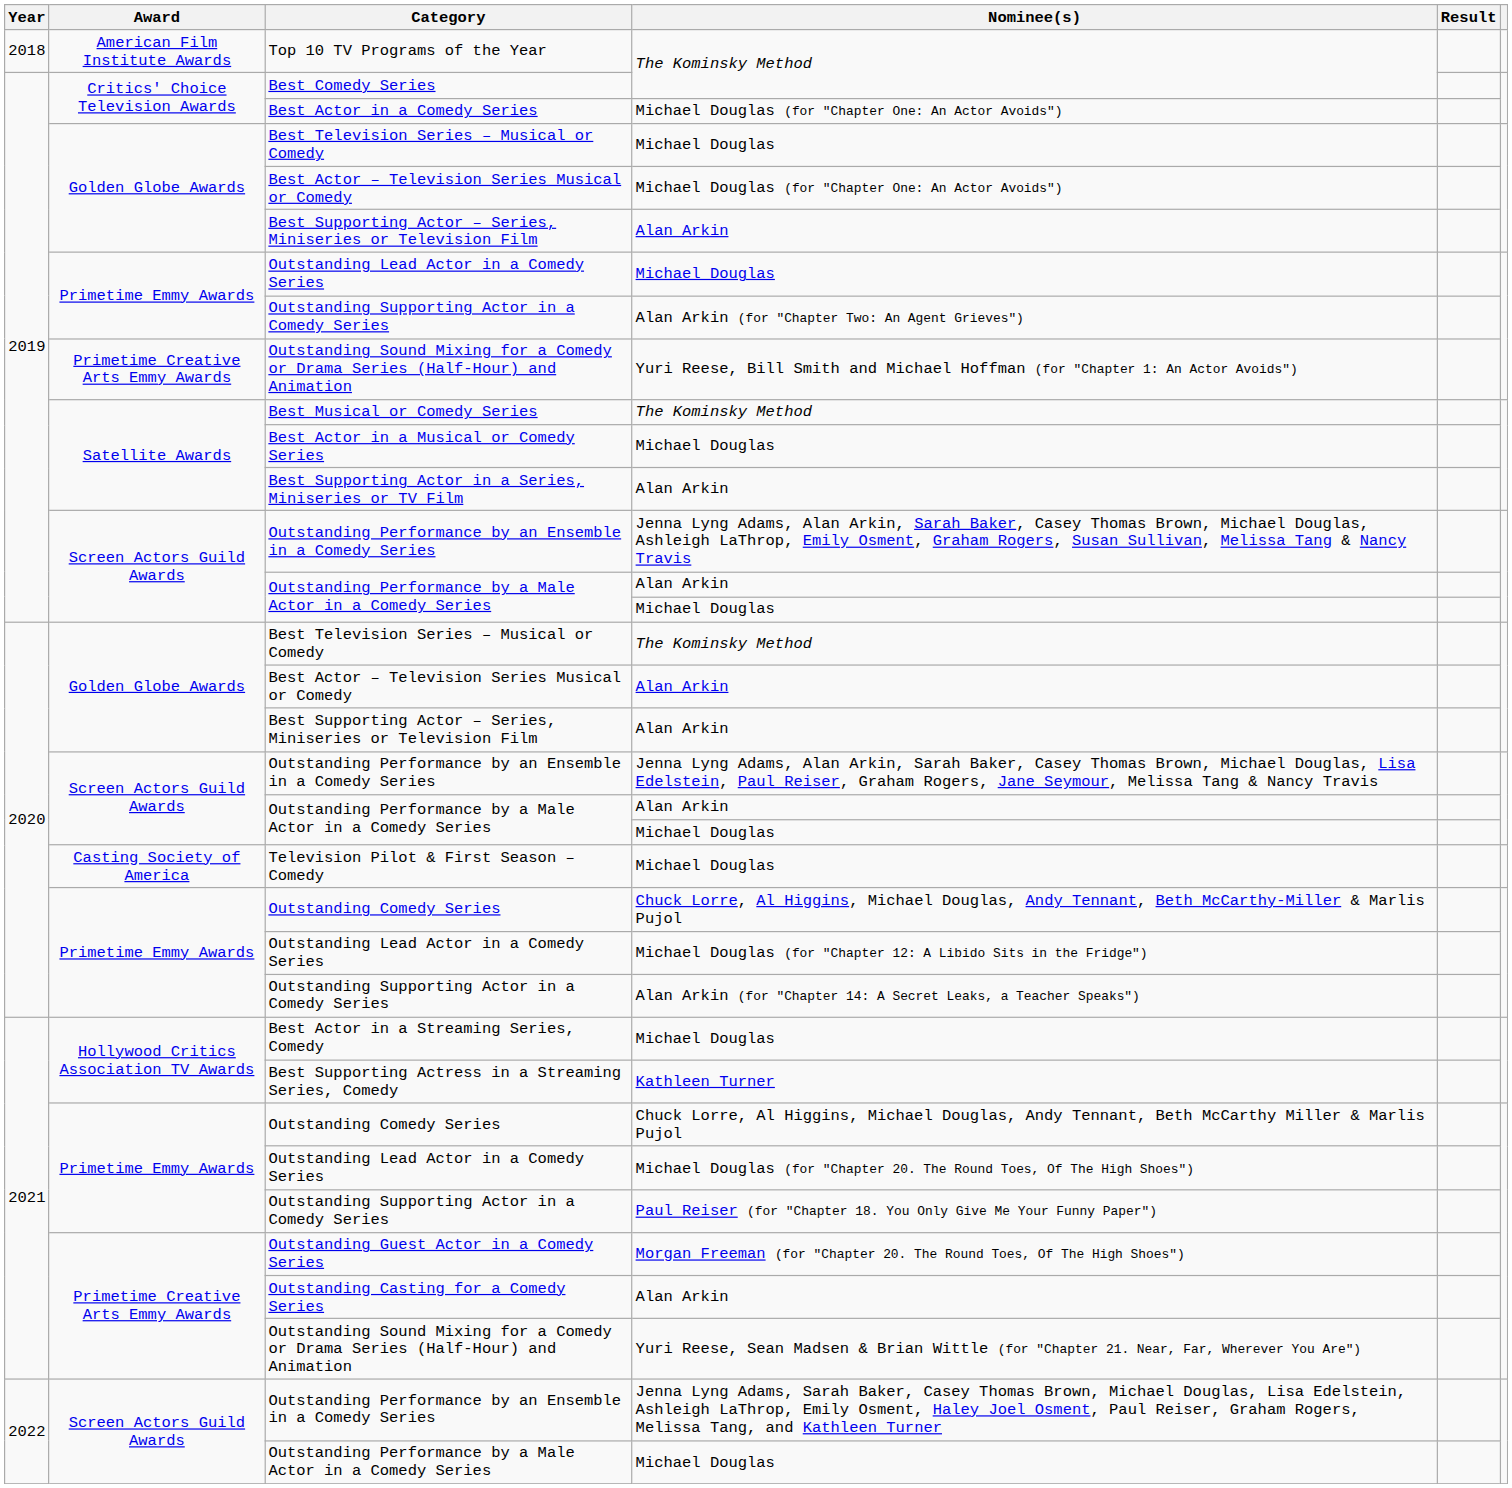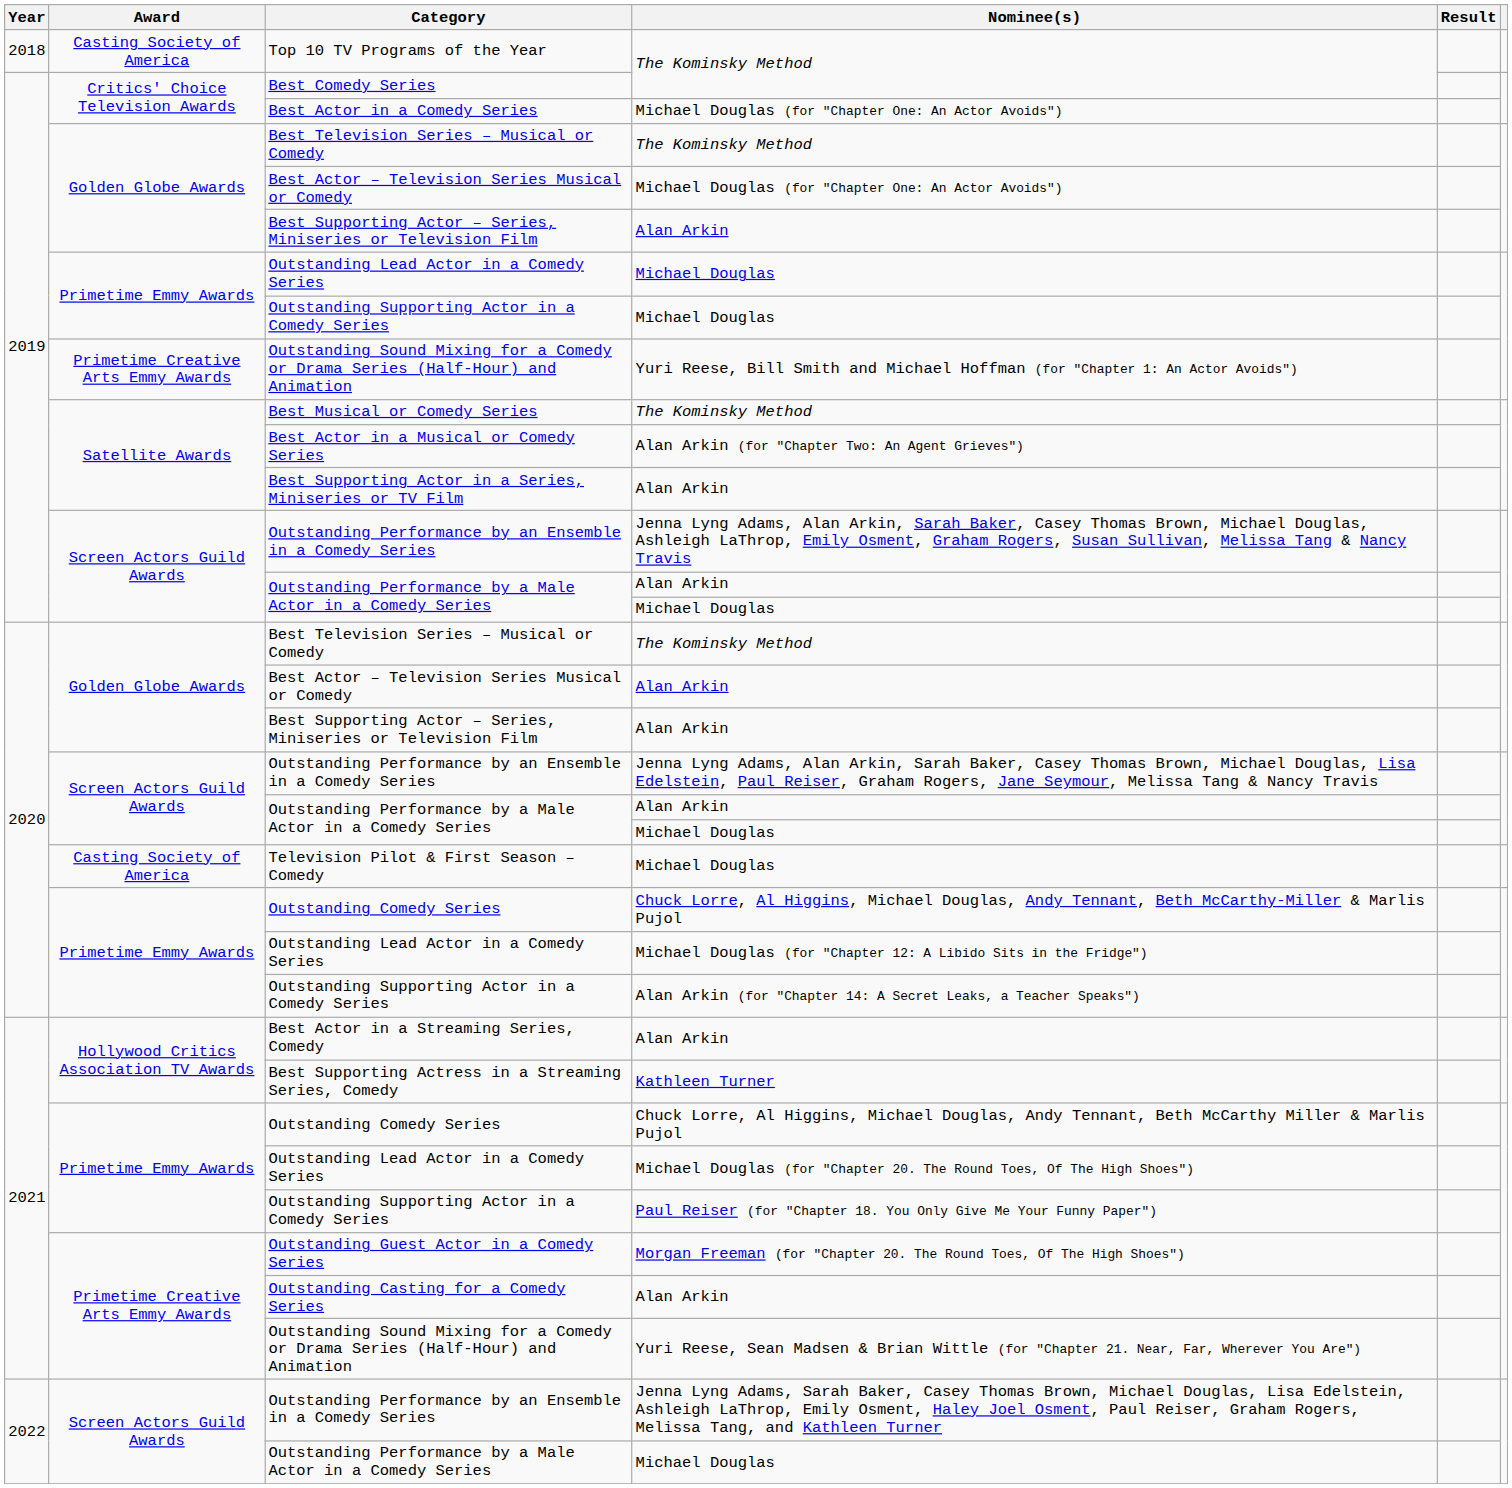(157, 51) American Film Institute Awards -> (157, 51) Casting Society of America
(705, 145) Michael Douglas -> (724, 145) The Kominsky Method
(830, 317) Alan Arkin (for "Chapter Two: An Agent Grieves") -> (705, 317) Michael Douglas
(705, 446) Michael Douglas -> (830, 446) Alan Arkin (for "Chapter Two: An Agent Grieves")
(705, 1039) Michael Douglas -> (682, 1039) Alan Arkin
